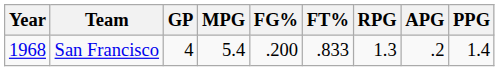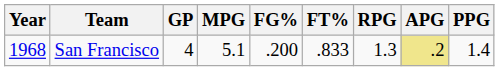(234, 50) 5.4 -> (234, 50) 5.1
(437, 50) no background -> (437, 50) khaki background
